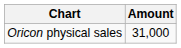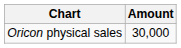(151, 33) 31,000 -> (151, 33) 30,000
